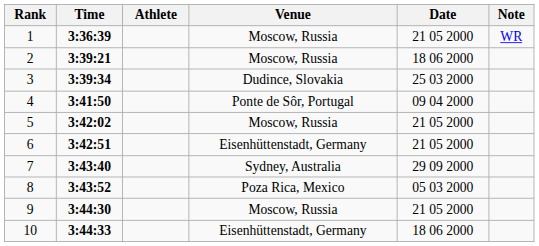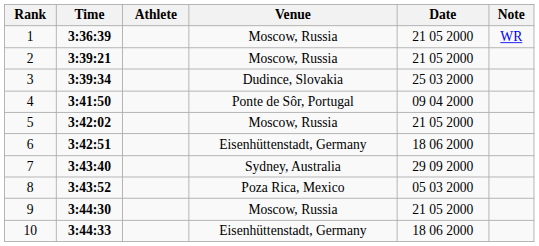(443, 58) 18 06 2000 -> (443, 58) 21 05 2000
(443, 144) 21 05 2000 -> (443, 144) 18 06 2000
